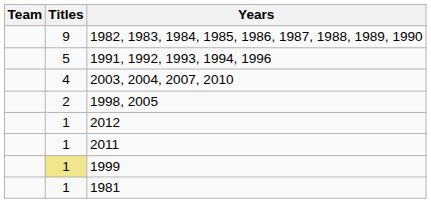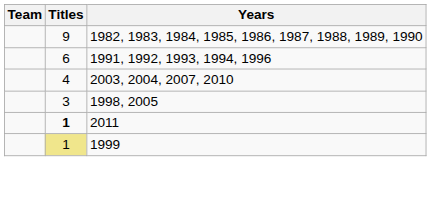(66, 58) 5 -> (66, 58) 6
(66, 101) 2 -> (66, 101) 3
- row: (105, 123)
(66, 144) normal -> (66, 123) bold
- row: (105, 187)
